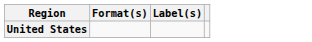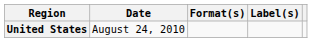+ column: (138, 13)
